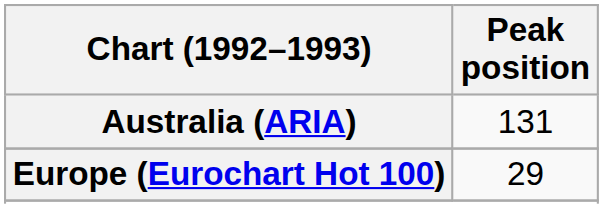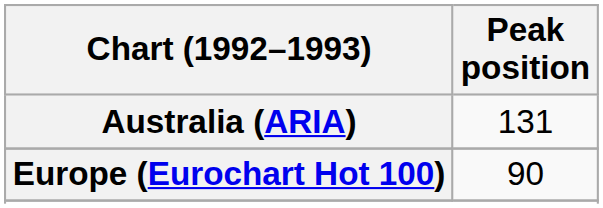(525, 173) 29 -> (525, 173) 90
